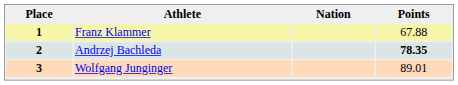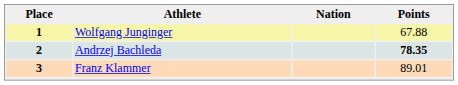(113, 32) Franz Klammer -> (124, 32) Wolfgang Junginger
(124, 68) Wolfgang Junginger -> (113, 68) Franz Klammer
